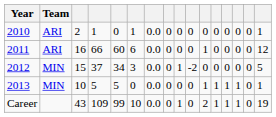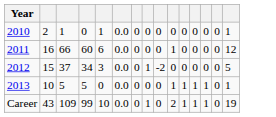- column: (56, 13)
